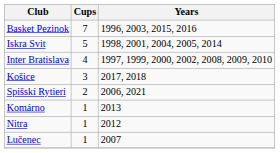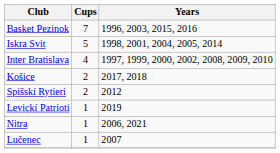(85, 76) 3 -> (85, 76) 2
(123, 92) 2006, 2021 -> (111, 92) 2012
+ row: (38, 108)
- row: (26, 108)
(111, 124) 2012 -> (124, 124) 2006, 2021
